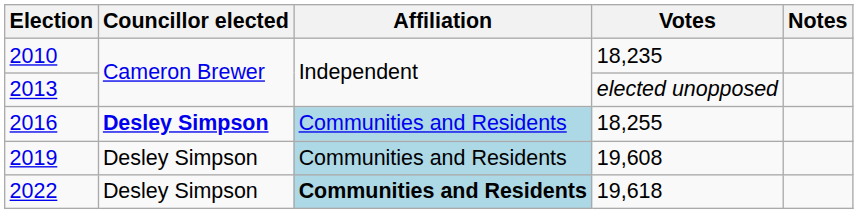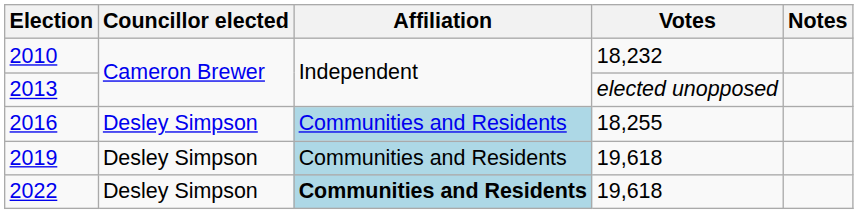(630, 55) 18,235 -> (630, 55) 18,232
(186, 123) bold -> (180, 123) normal
(630, 157) 19,608 -> (630, 157) 19,618
